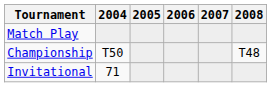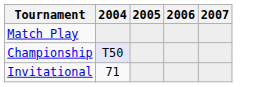- column: (249, 14)
(113, 53) no background -> (113, 53) lavender background
